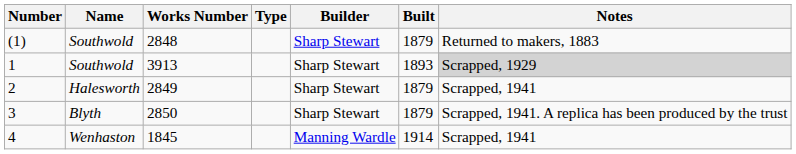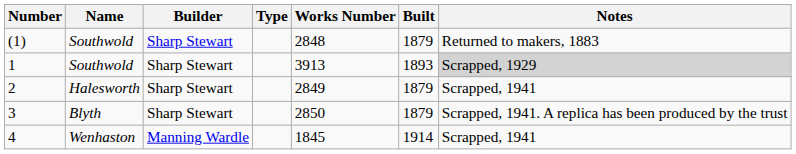columns swapped: (345, 16) <-> (197, 16)
